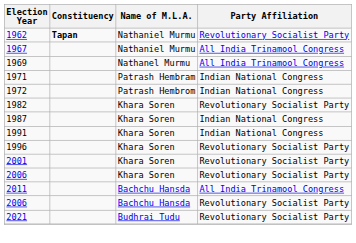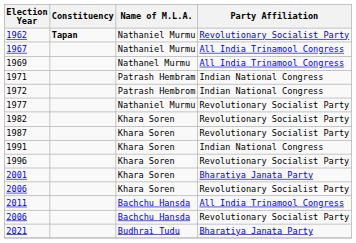+ row: (17, 105)
(261, 119) Indian National Congress -> (274, 133) Revolutionary Socialist Party
(274, 161) Revolutionary Socialist Party -> (256, 175) Bharatiya Janata Party
(274, 217) Revolutionary Socialist Party -> (256, 231) Bharatiya Janata Party
